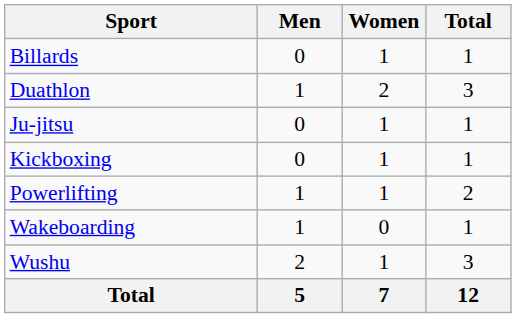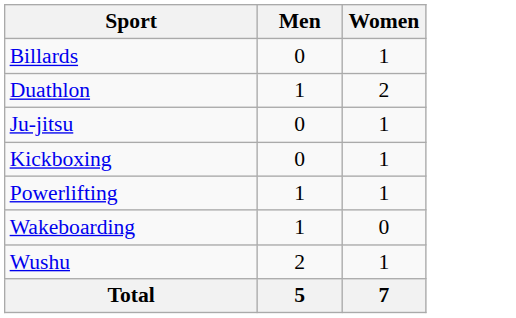- column: (468, 21)
